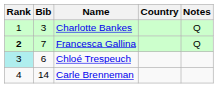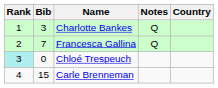columns swapped: (160, 12) <-> (197, 12)
(19, 43) bold -> (19, 43) normal
(43, 59) 6 -> (43, 59) 0
(43, 75) 14 -> (43, 75) 15
